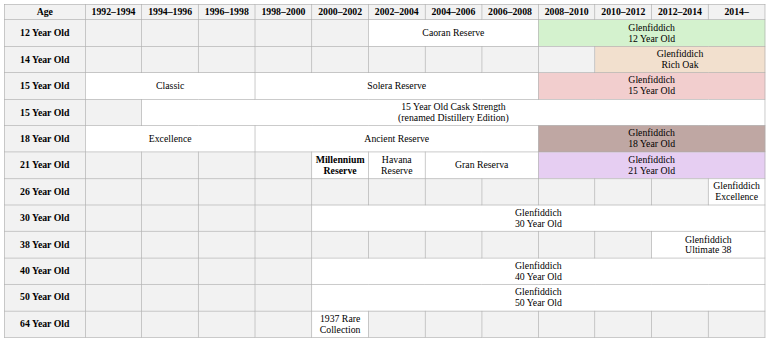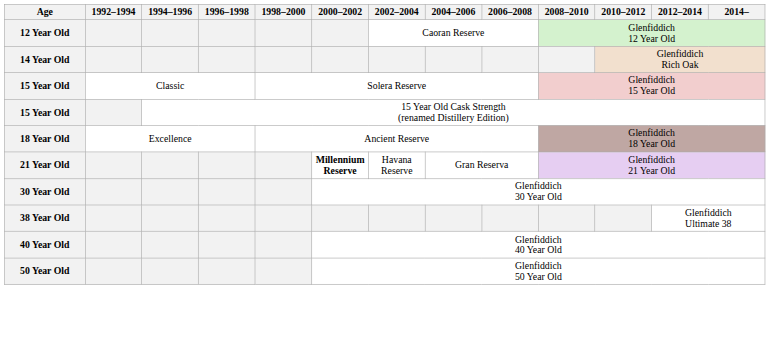- row: (45, 191)
- row: (45, 324)
